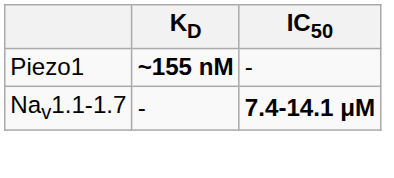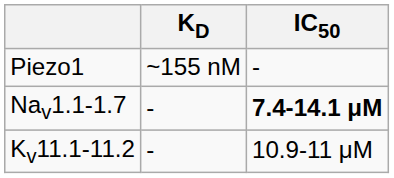(186, 66) bold -> (194, 66) normal
+ row: (73, 151)
